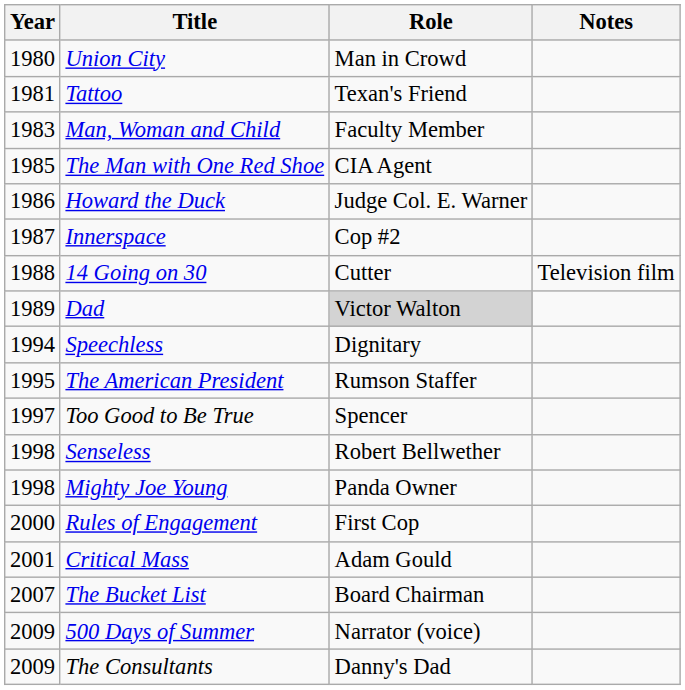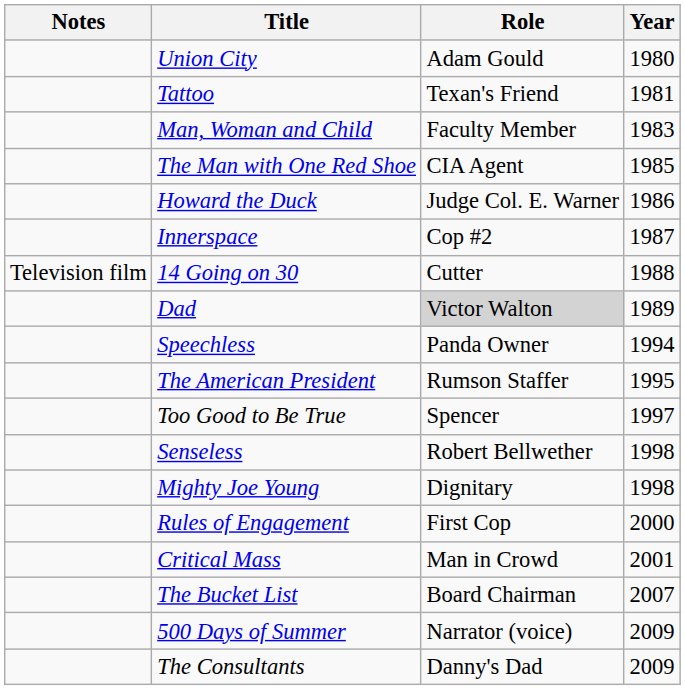columns swapped: (32, 22) <-> (606, 22)
(400, 58) Man in Crowd -> (485, 58) Adam Gould
(378, 344) Dignitary -> (487, 344) Panda Owner
(396, 487) Panda Owner -> (470, 487) Dignitary
(393, 559) Adam Gould -> (492, 559) Man in Crowd
